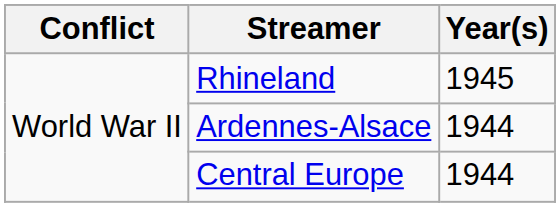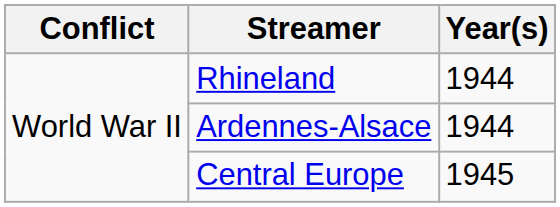(480, 77) 1945 -> (480, 77) 1944
(480, 175) 1944 -> (480, 175) 1945
